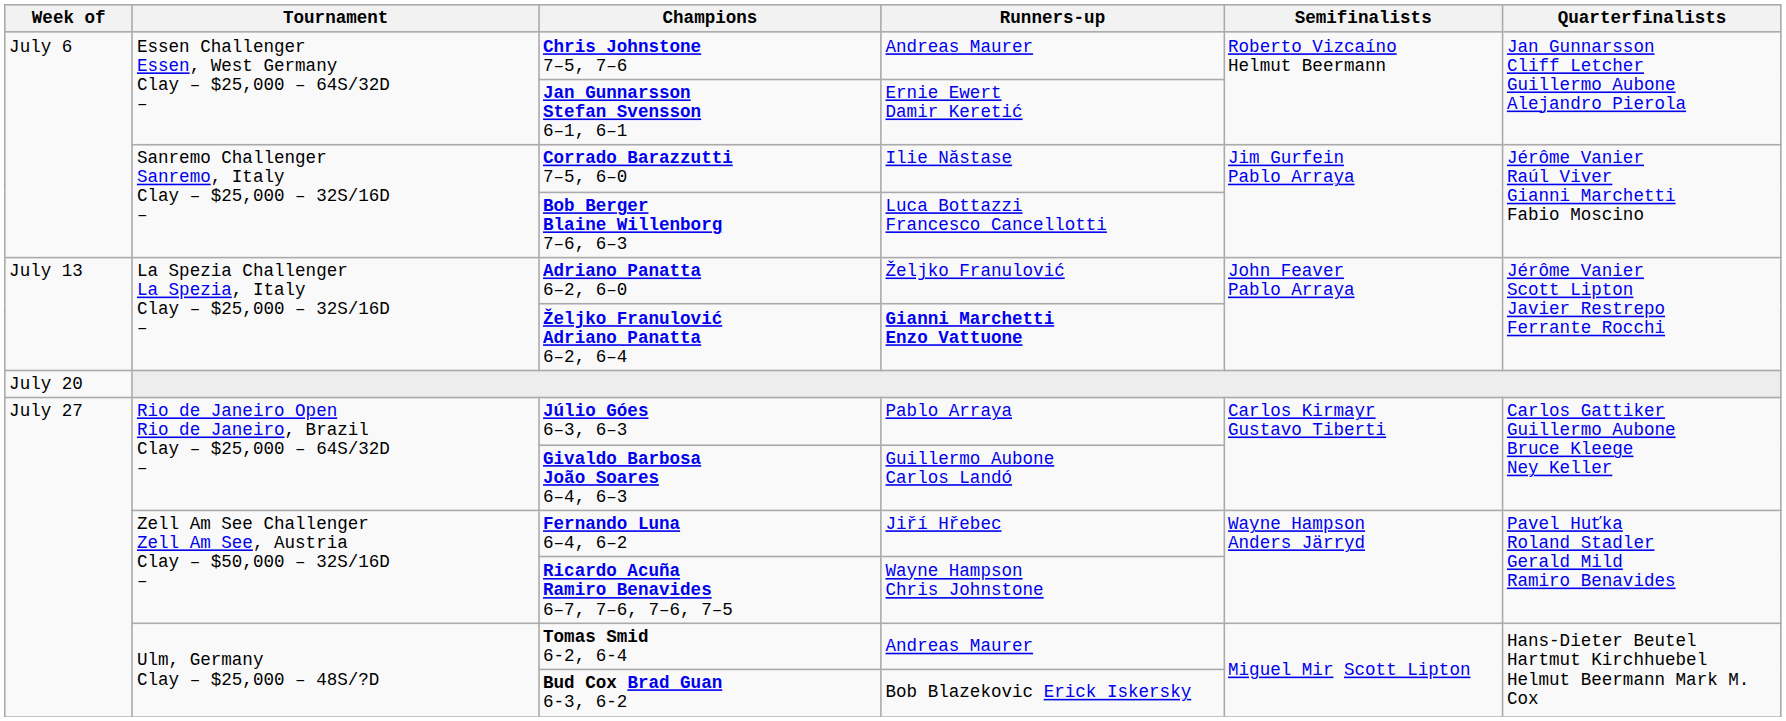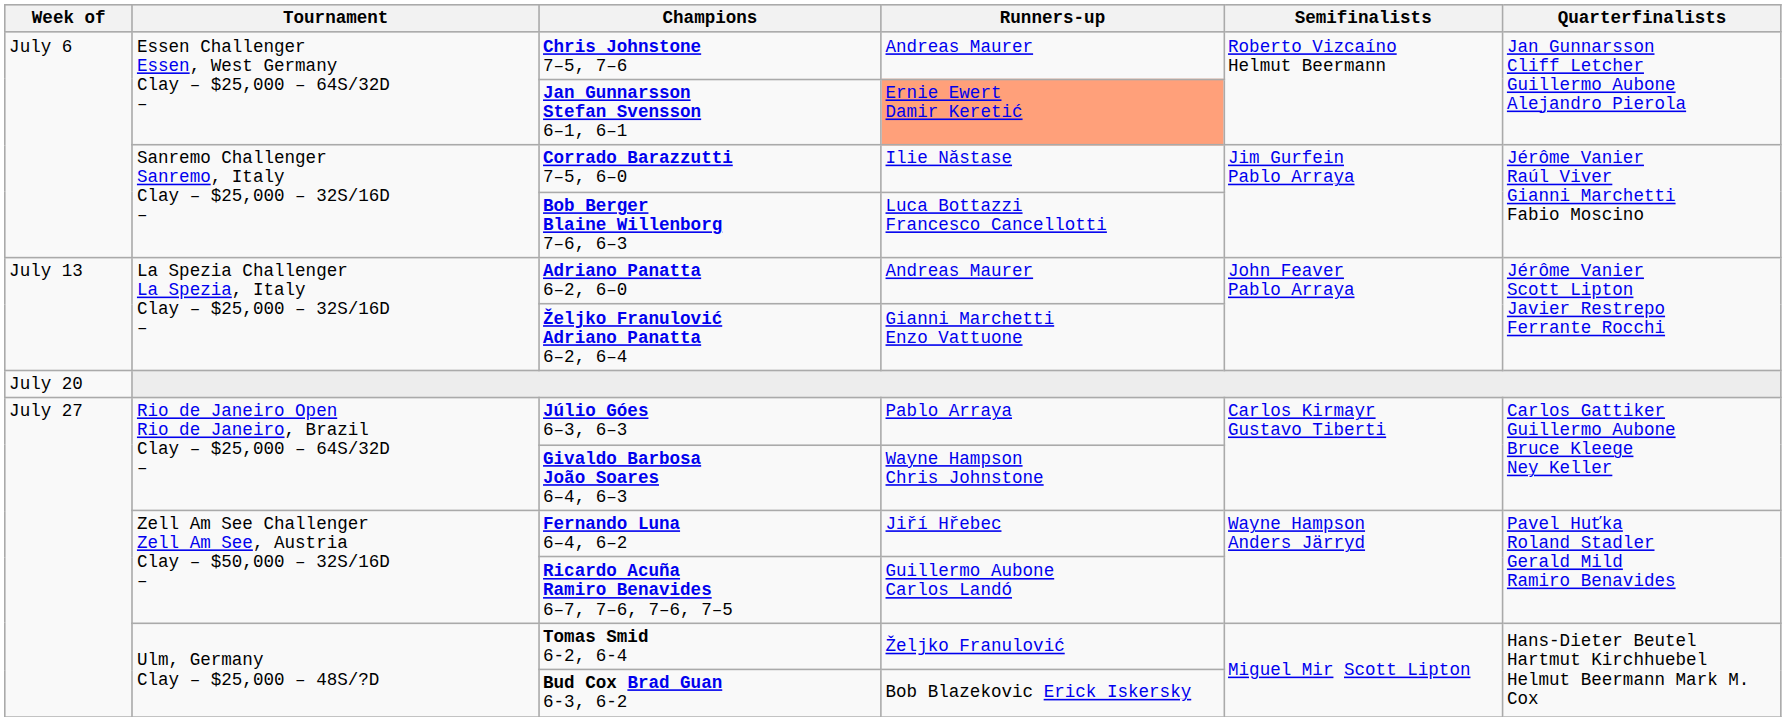(954, 103) no background -> (954, 103) lightsalmon background
(975, 272) Željko Franulović -> (959, 272) Andreas Maurer
(970, 328) bold -> (970, 328) normal
(970, 468) Guillermo Aubone Carlos Landó -> (965, 468) Wayne Hampson Chris Johnstone
(965, 581) Wayne Hampson Chris Johnstone -> (970, 581) Guillermo Aubone Carlos Landó
(959, 647) Andreas Maurer -> (975, 647) Željko Franulović
